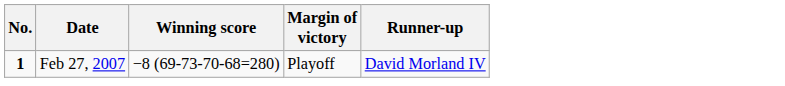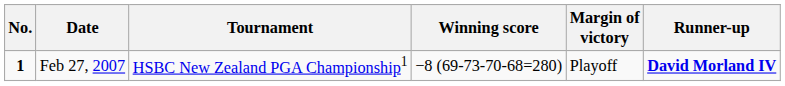+ column: (270, 27)
(425, 64) normal -> (712, 65) bold
